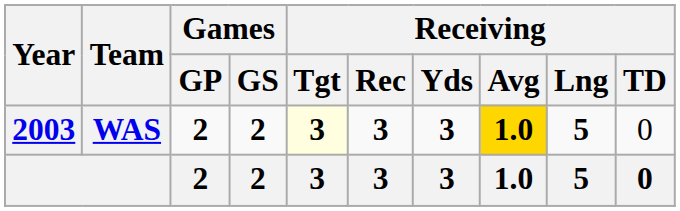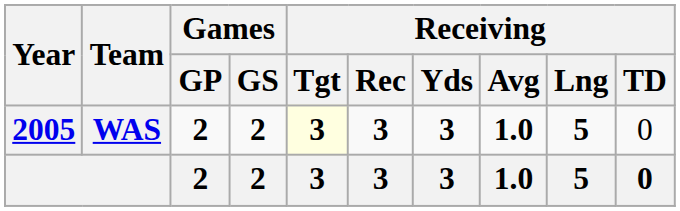(44, 129) 2003 -> (44, 129) 2005
(514, 129) gold background -> (514, 129) no background
